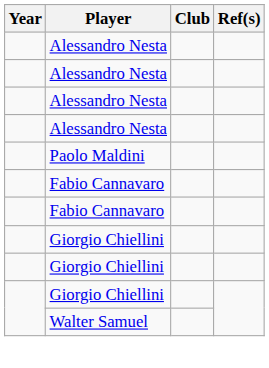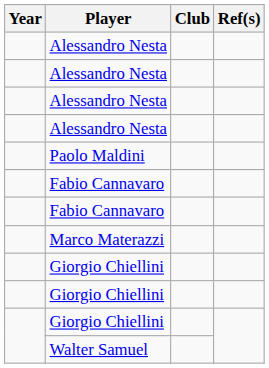+ row: (25, 239)
